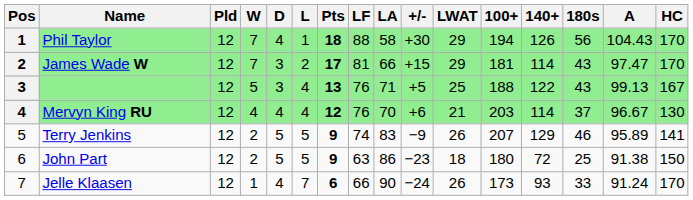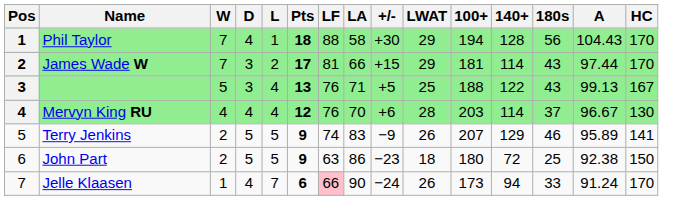- column: (226, 16)
(542, 40) 126 -> (512, 40) 128
(630, 64) 97.47 -> (599, 64) 97.44
(457, 111) 21 -> (427, 111) 28
(630, 159) 91.38 -> (599, 159) 92.38
(361, 183) no background -> (331, 183) pink background
(542, 183) 93 -> (512, 183) 94
